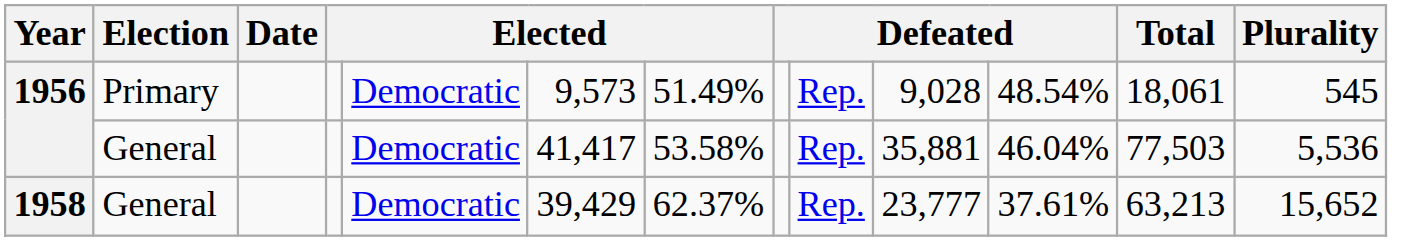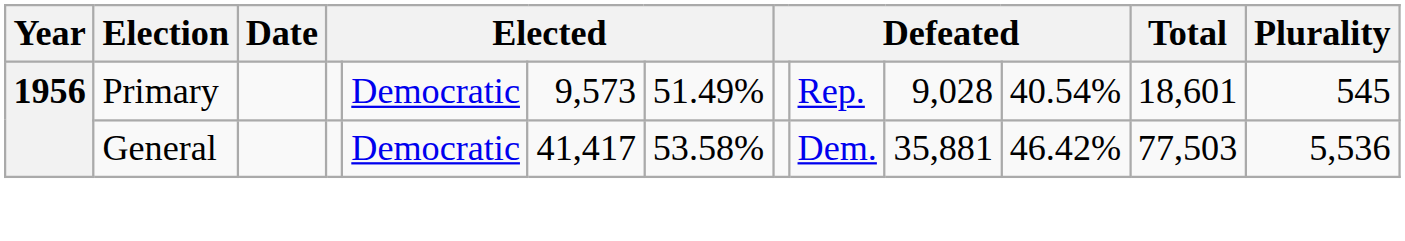(1053, 90) 48.54% -> (1065, 90) 40.54%
(1175, 90) 18,061 -> (1188, 90) 18,601
(831, 147) Rep. -> (837, 147) Dem.
(1053, 147) 46.04% -> (1065, 147) 46.42%
- row: (50, 205)
